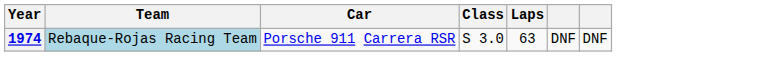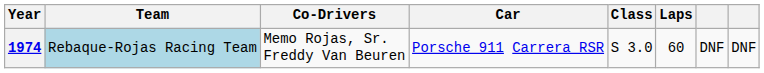+ column: (334, 16)
(527, 39) 63 -> (676, 48) 60
